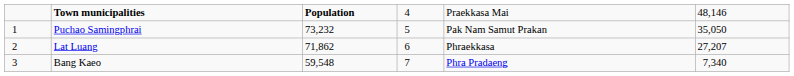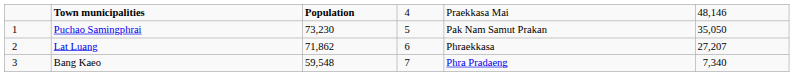(320, 29) 73,232 -> (320, 29) 73,230
